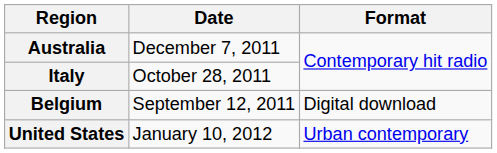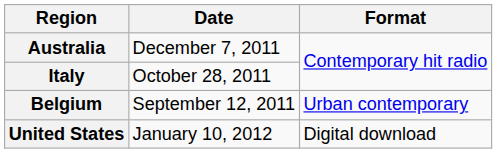(370, 104) Digital download -> (386, 104) Urban contemporary
(386, 133) Urban contemporary -> (370, 133) Digital download
